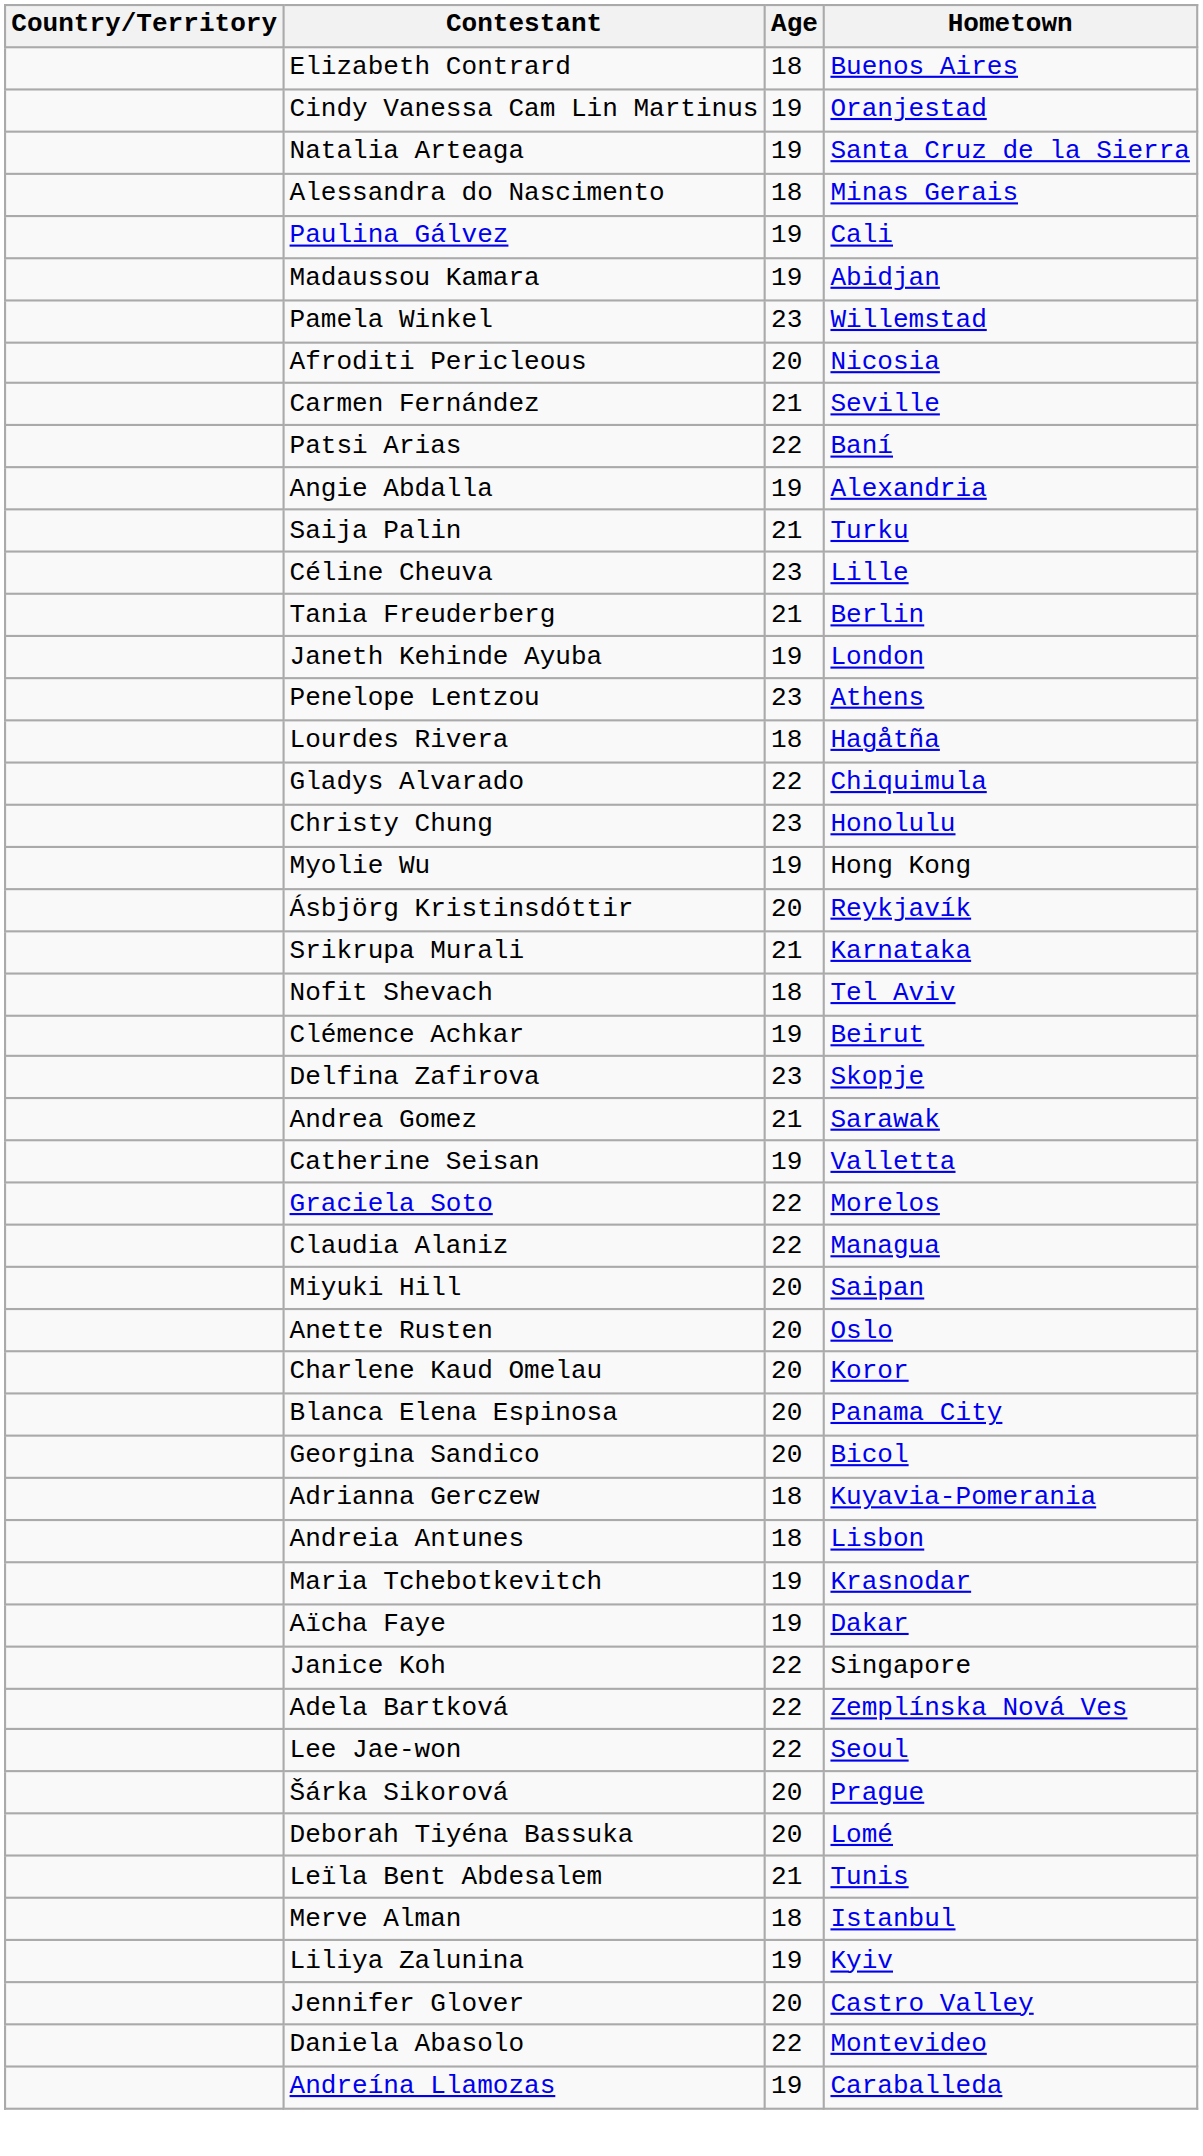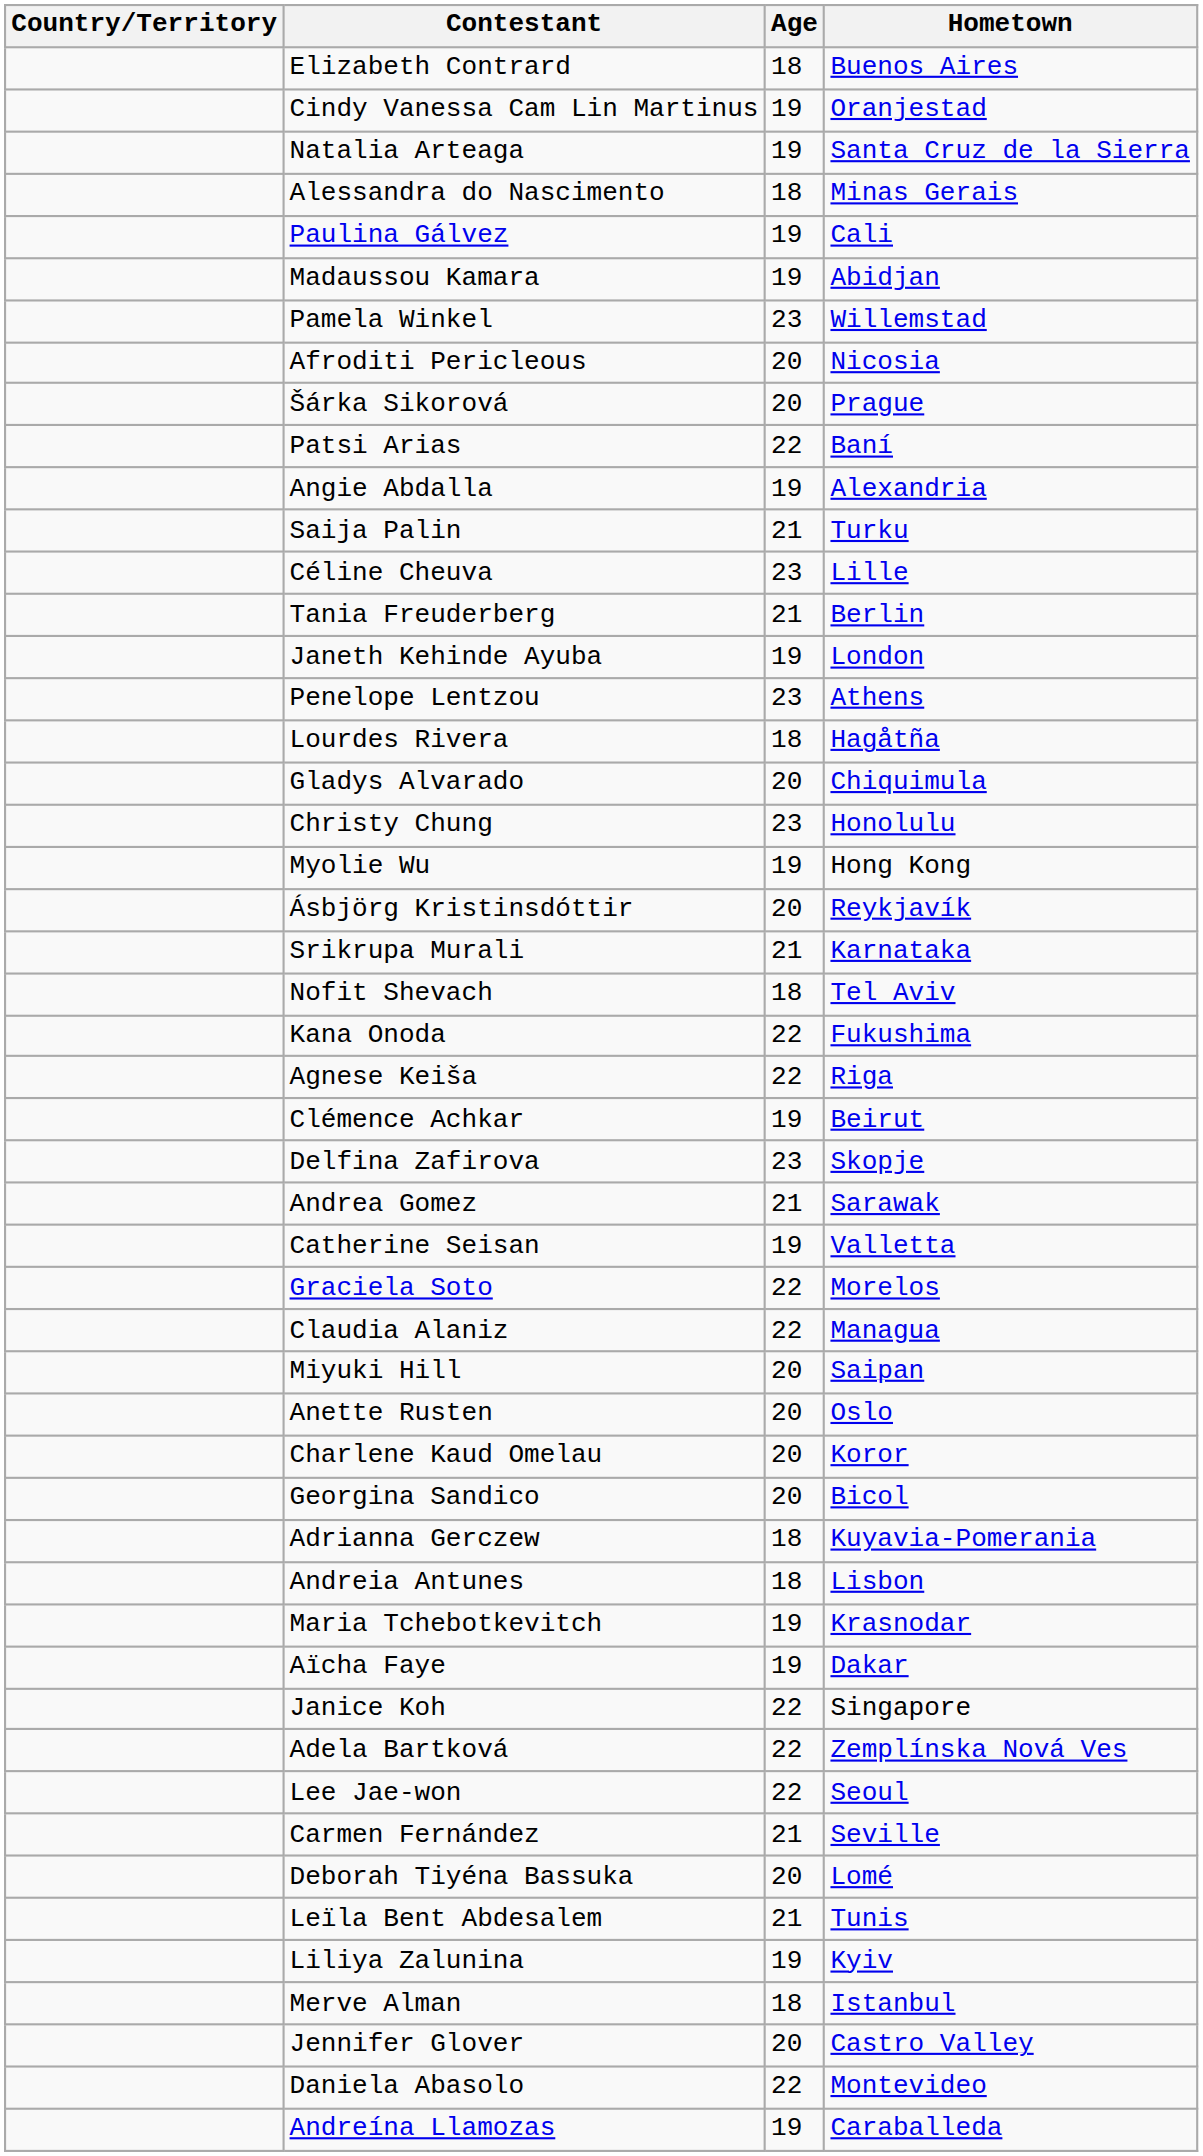rows swapped: (399, 1793) <-> (415, 405)
(787, 784) 22 -> (787, 784) 20
+ row: (368, 1036)
+ row: (383, 1078)
- row: (454, 1415)
rows swapped: (376, 1919) <-> (407, 1962)
